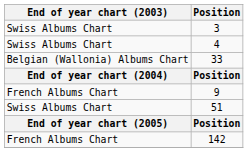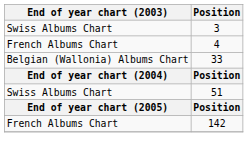(60, 44) Swiss Albums Chart -> (62, 44) French Albums Chart
- row: (217, 92)
